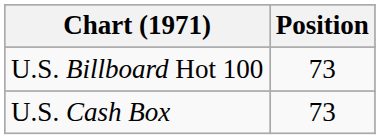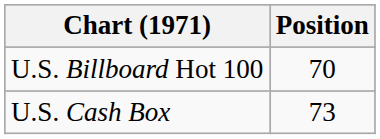(322, 68) 73 -> (322, 68) 70
